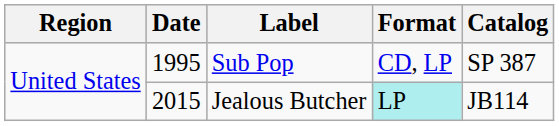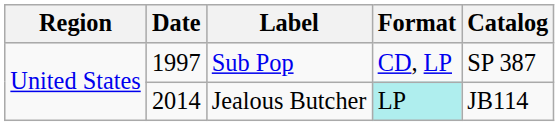(176, 62) 1995 -> (176, 62) 1997
(176, 100) 2015 -> (176, 100) 2014
